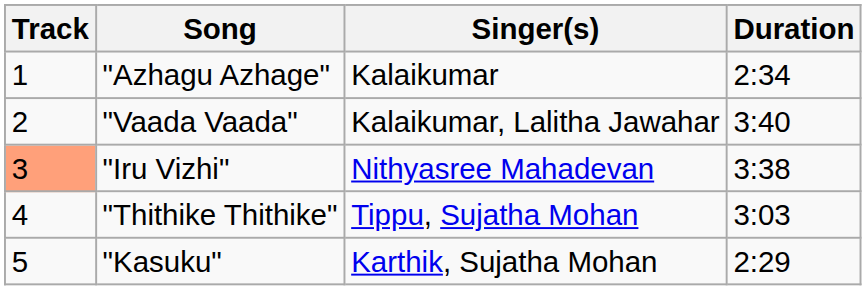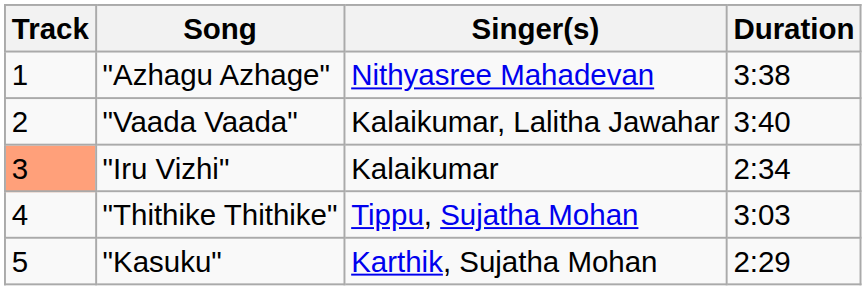(425, 75) Kalaikumar -> (503, 75) Nithyasree Mahadevan
(762, 75) 2:34 -> (762, 75) 3:38
(503, 169) Nithyasree Mahadevan -> (425, 169) Kalaikumar
(762, 169) 3:38 -> (762, 169) 2:34
